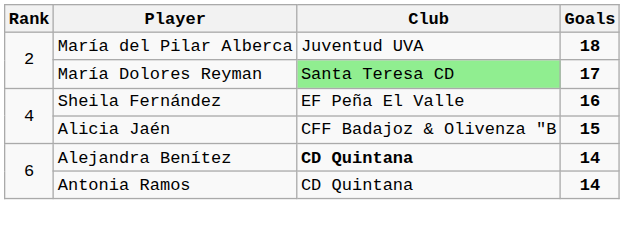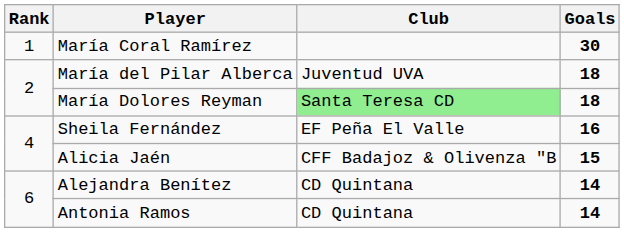+ row: (155, 46)
(590, 74) 17 -> (590, 102) 18
(357, 157) bold -> (357, 185) normal
